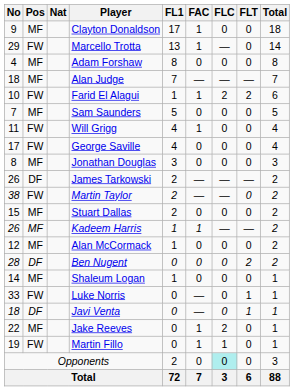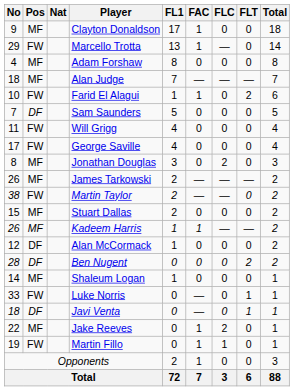(224, 96) 2 -> (224, 96) 0
(35, 112) MF -> (35, 112) DF
(199, 129) 1 -> (199, 129) 0
(224, 162) 0 -> (224, 162) 2
(35, 179) DF -> (35, 179) MF
(35, 245) MF -> (35, 245) DF
(199, 361) 0 -> (199, 361) 1
(224, 361) paleturquoise background -> (224, 361) no background
